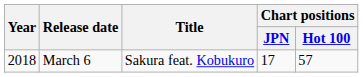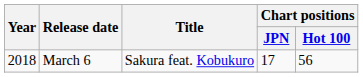(305, 60) 57 -> (305, 60) 56
